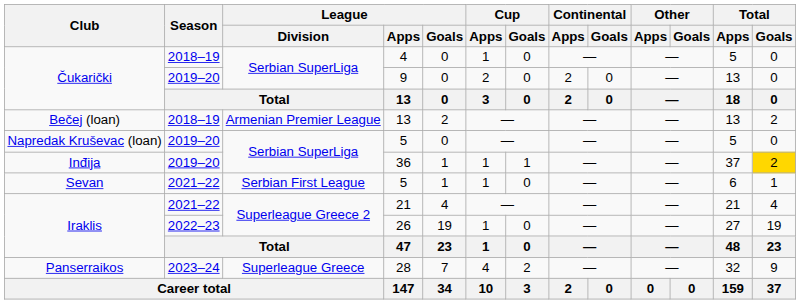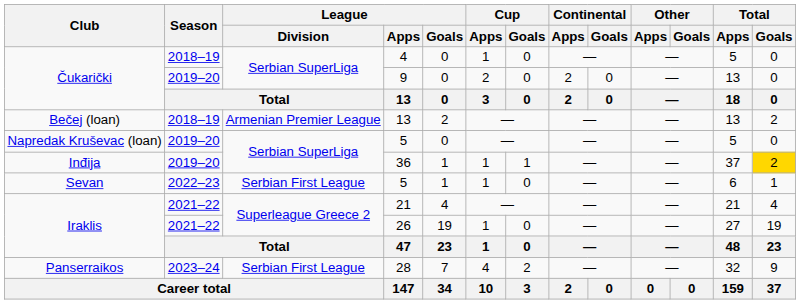(194, 183) 2021–22 -> (194, 183) 2022–23
(194, 225) 2022–23 -> (194, 225) 2021–22
(303, 267) Superleague Greece -> (303, 267) Serbian First League
